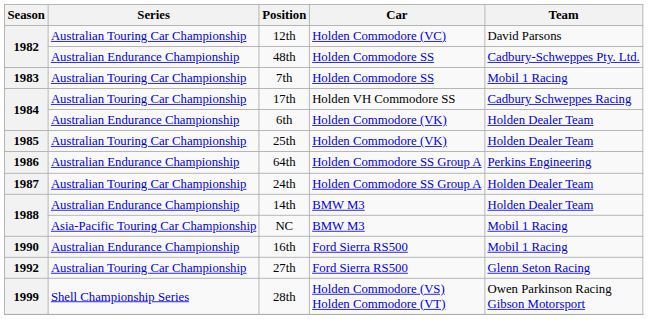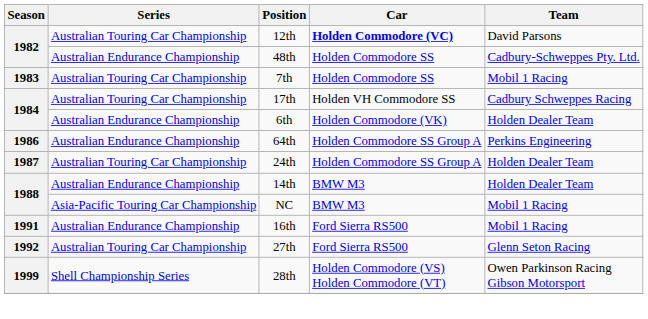(379, 36) normal -> (383, 36) bold
- row: (284, 141)
(26, 246) 1990 -> (26, 225) 1991
